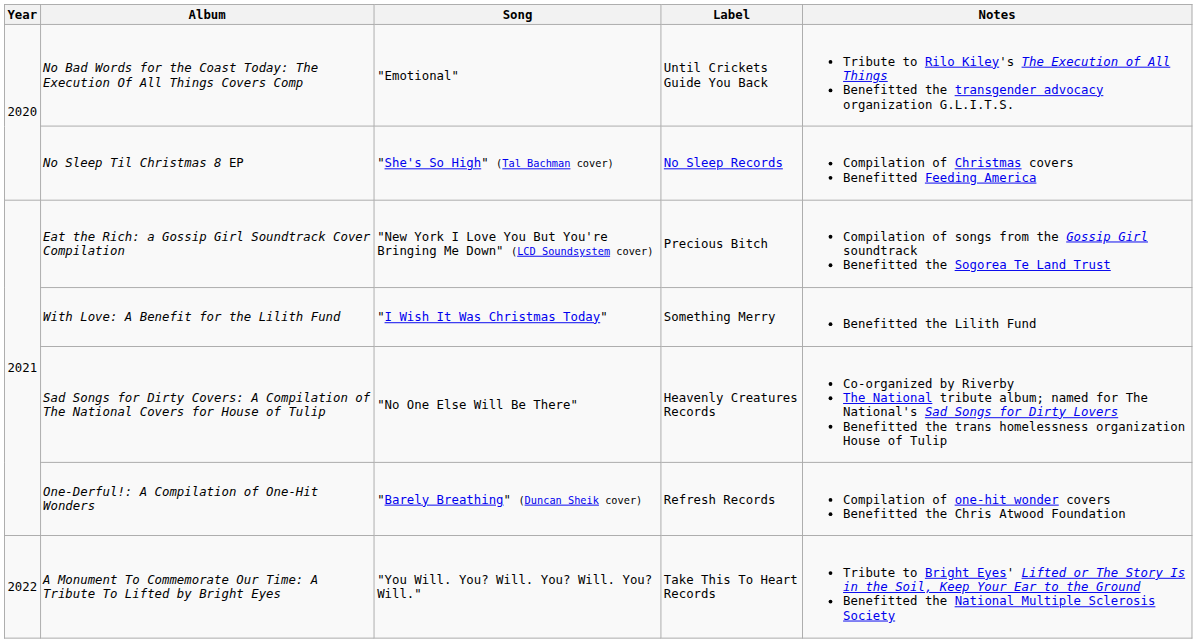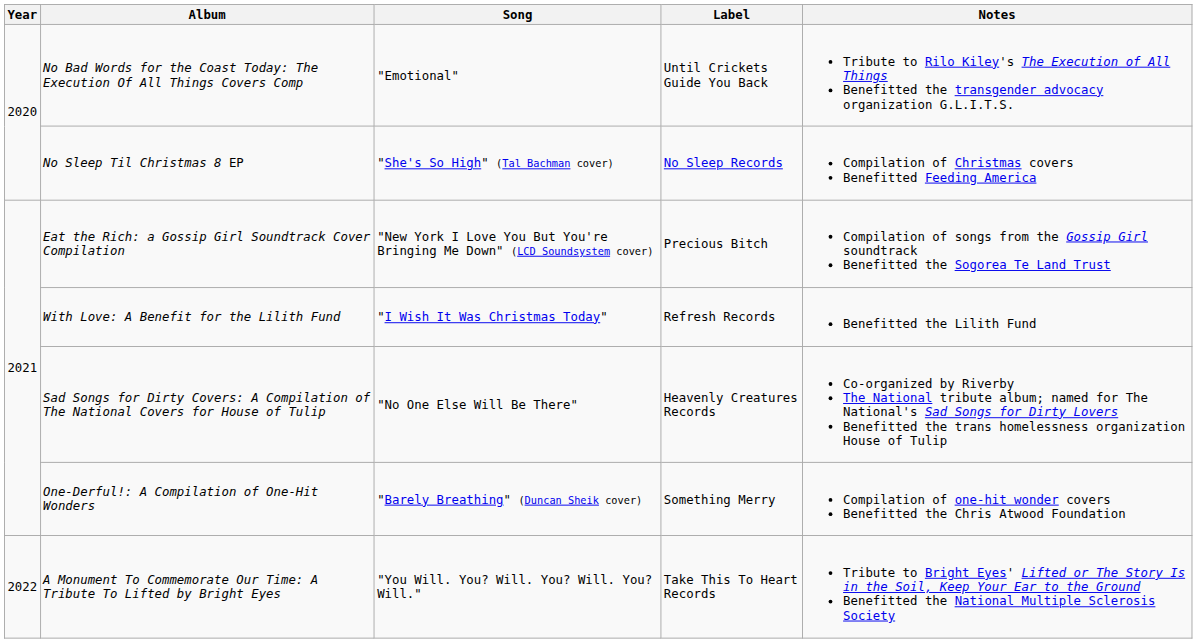(720, 317) Something Merry -> (720, 317) Refresh Records
(720, 499) Refresh Records -> (720, 499) Something Merry
